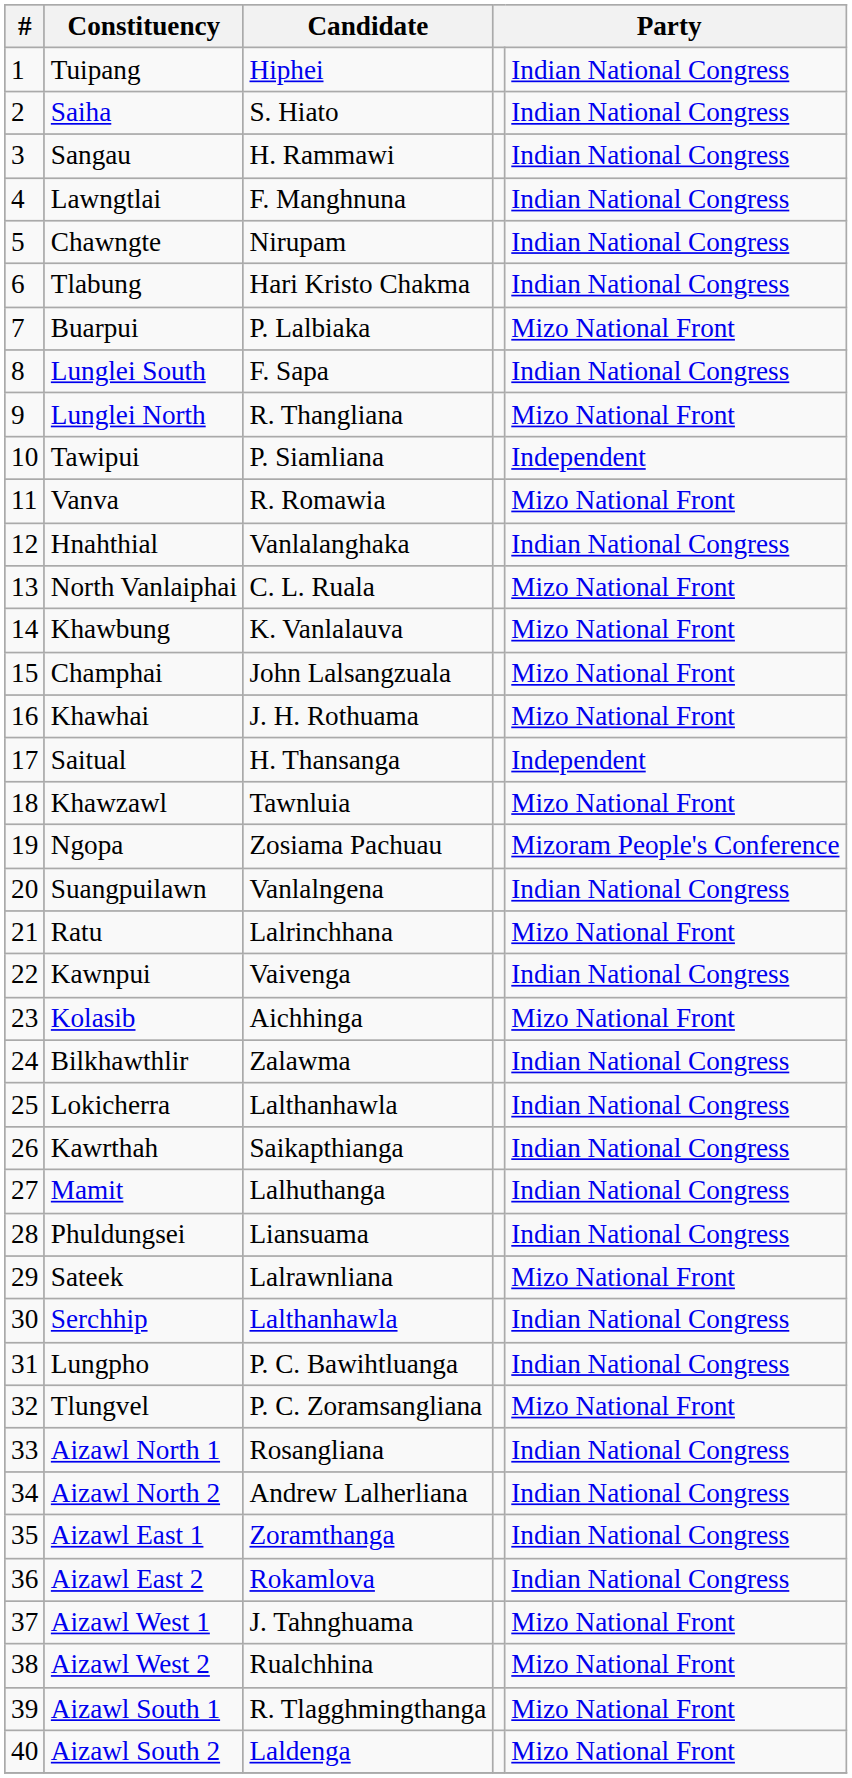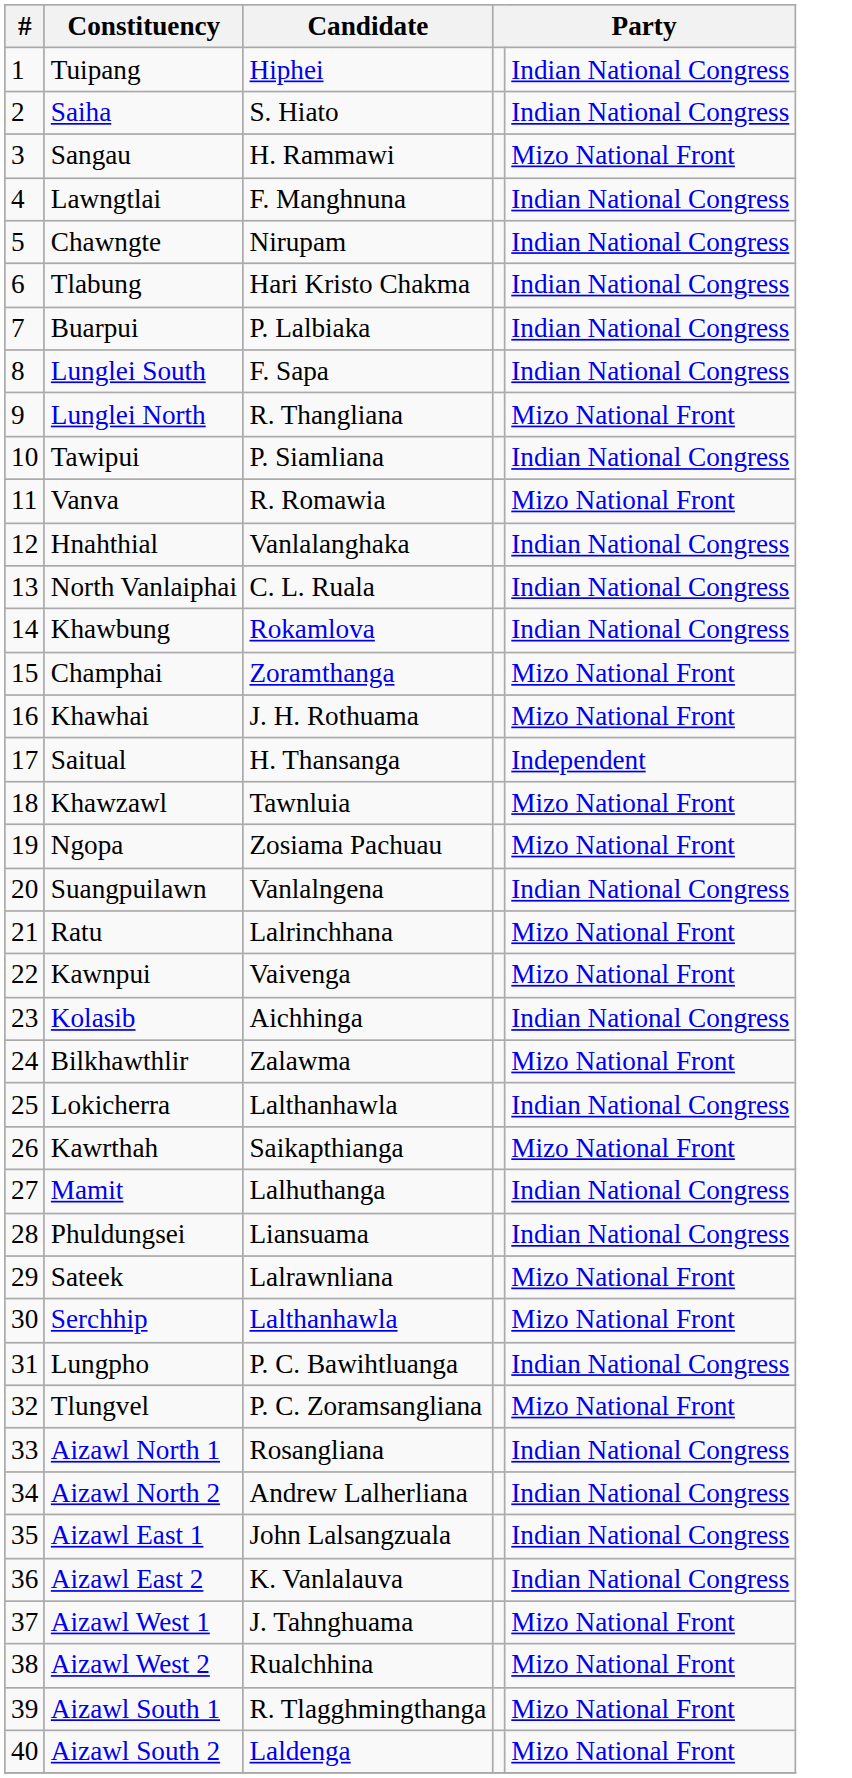(650, 155) Indian National Congress -> (623, 155) Mizo National Front
(623, 328) Mizo National Front -> (650, 328) Indian National Congress
(579, 457) Independent -> (650, 457) Indian National Congress
(623, 586) Mizo National Front -> (650, 586) Indian National Congress
(326, 629) K. Vanlalauva -> (312, 629) Rokamlova
(623, 629) Mizo National Front -> (650, 629) Indian National Congress
(350, 673) John Lalsangzuala -> (322, 673) Zoramthanga
(675, 845) Mizoram People's Conference -> (623, 845) Mizo National Front
(650, 975) Indian National Congress -> (623, 975) Mizo National Front
(623, 1018) Mizo National Front -> (650, 1018) Indian National Congress
(650, 1061) Indian National Congress -> (623, 1061) Mizo National Front
(650, 1147) Indian National Congress -> (623, 1147) Mizo National Front
(650, 1320) Indian National Congress -> (623, 1320) Mizo National Front
(322, 1535) Zoramthanga -> (350, 1535) John Lalsangzuala
(312, 1579) Rokamlova -> (326, 1579) K. Vanlalauva
